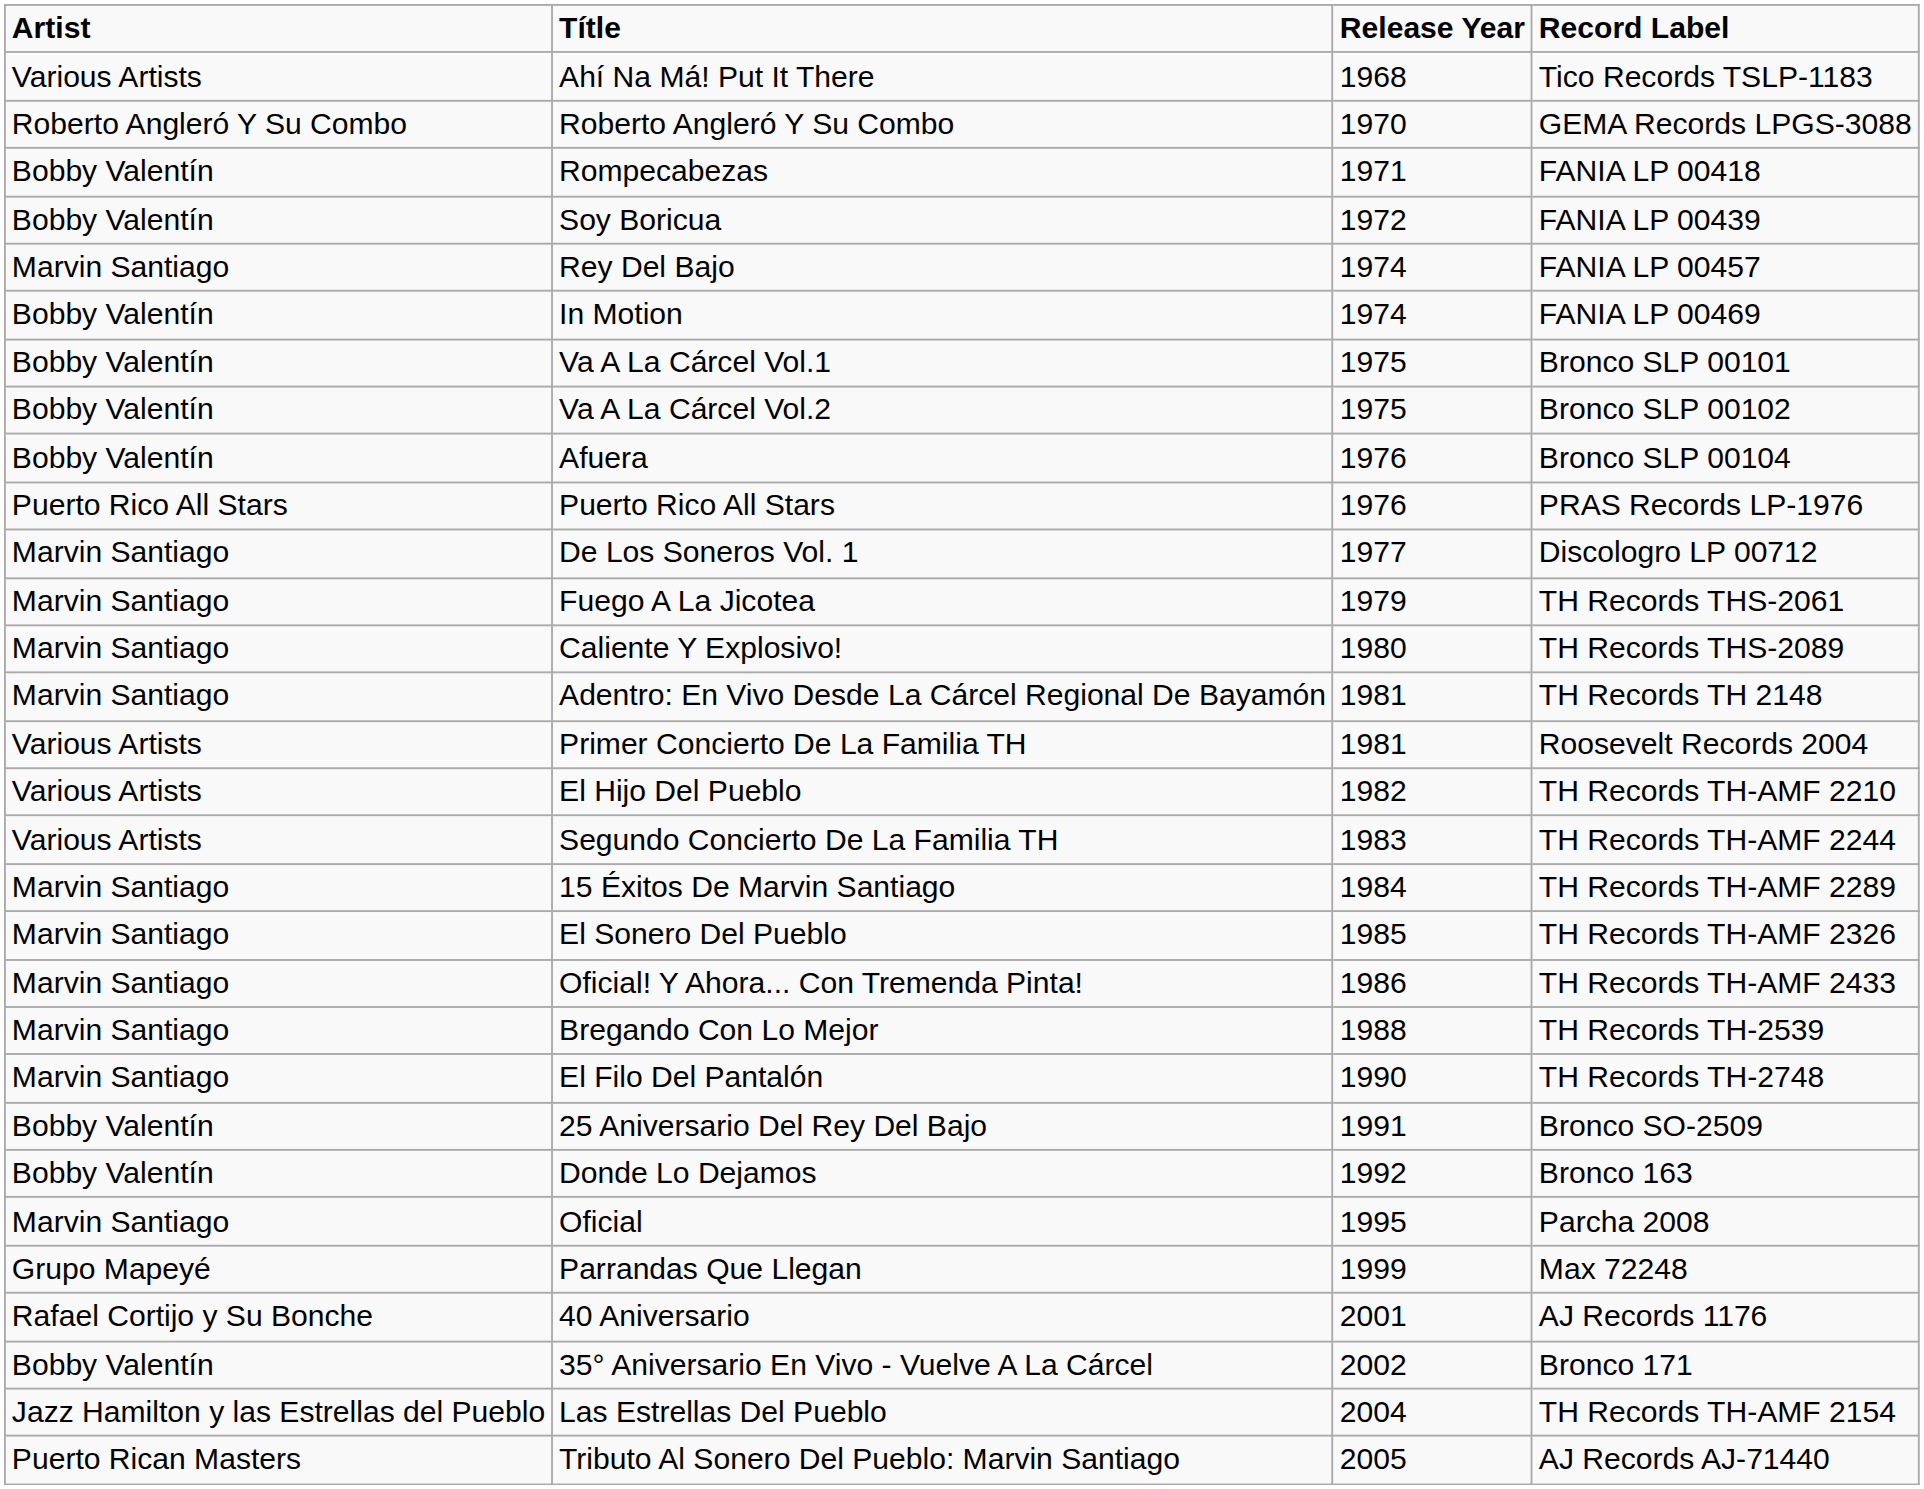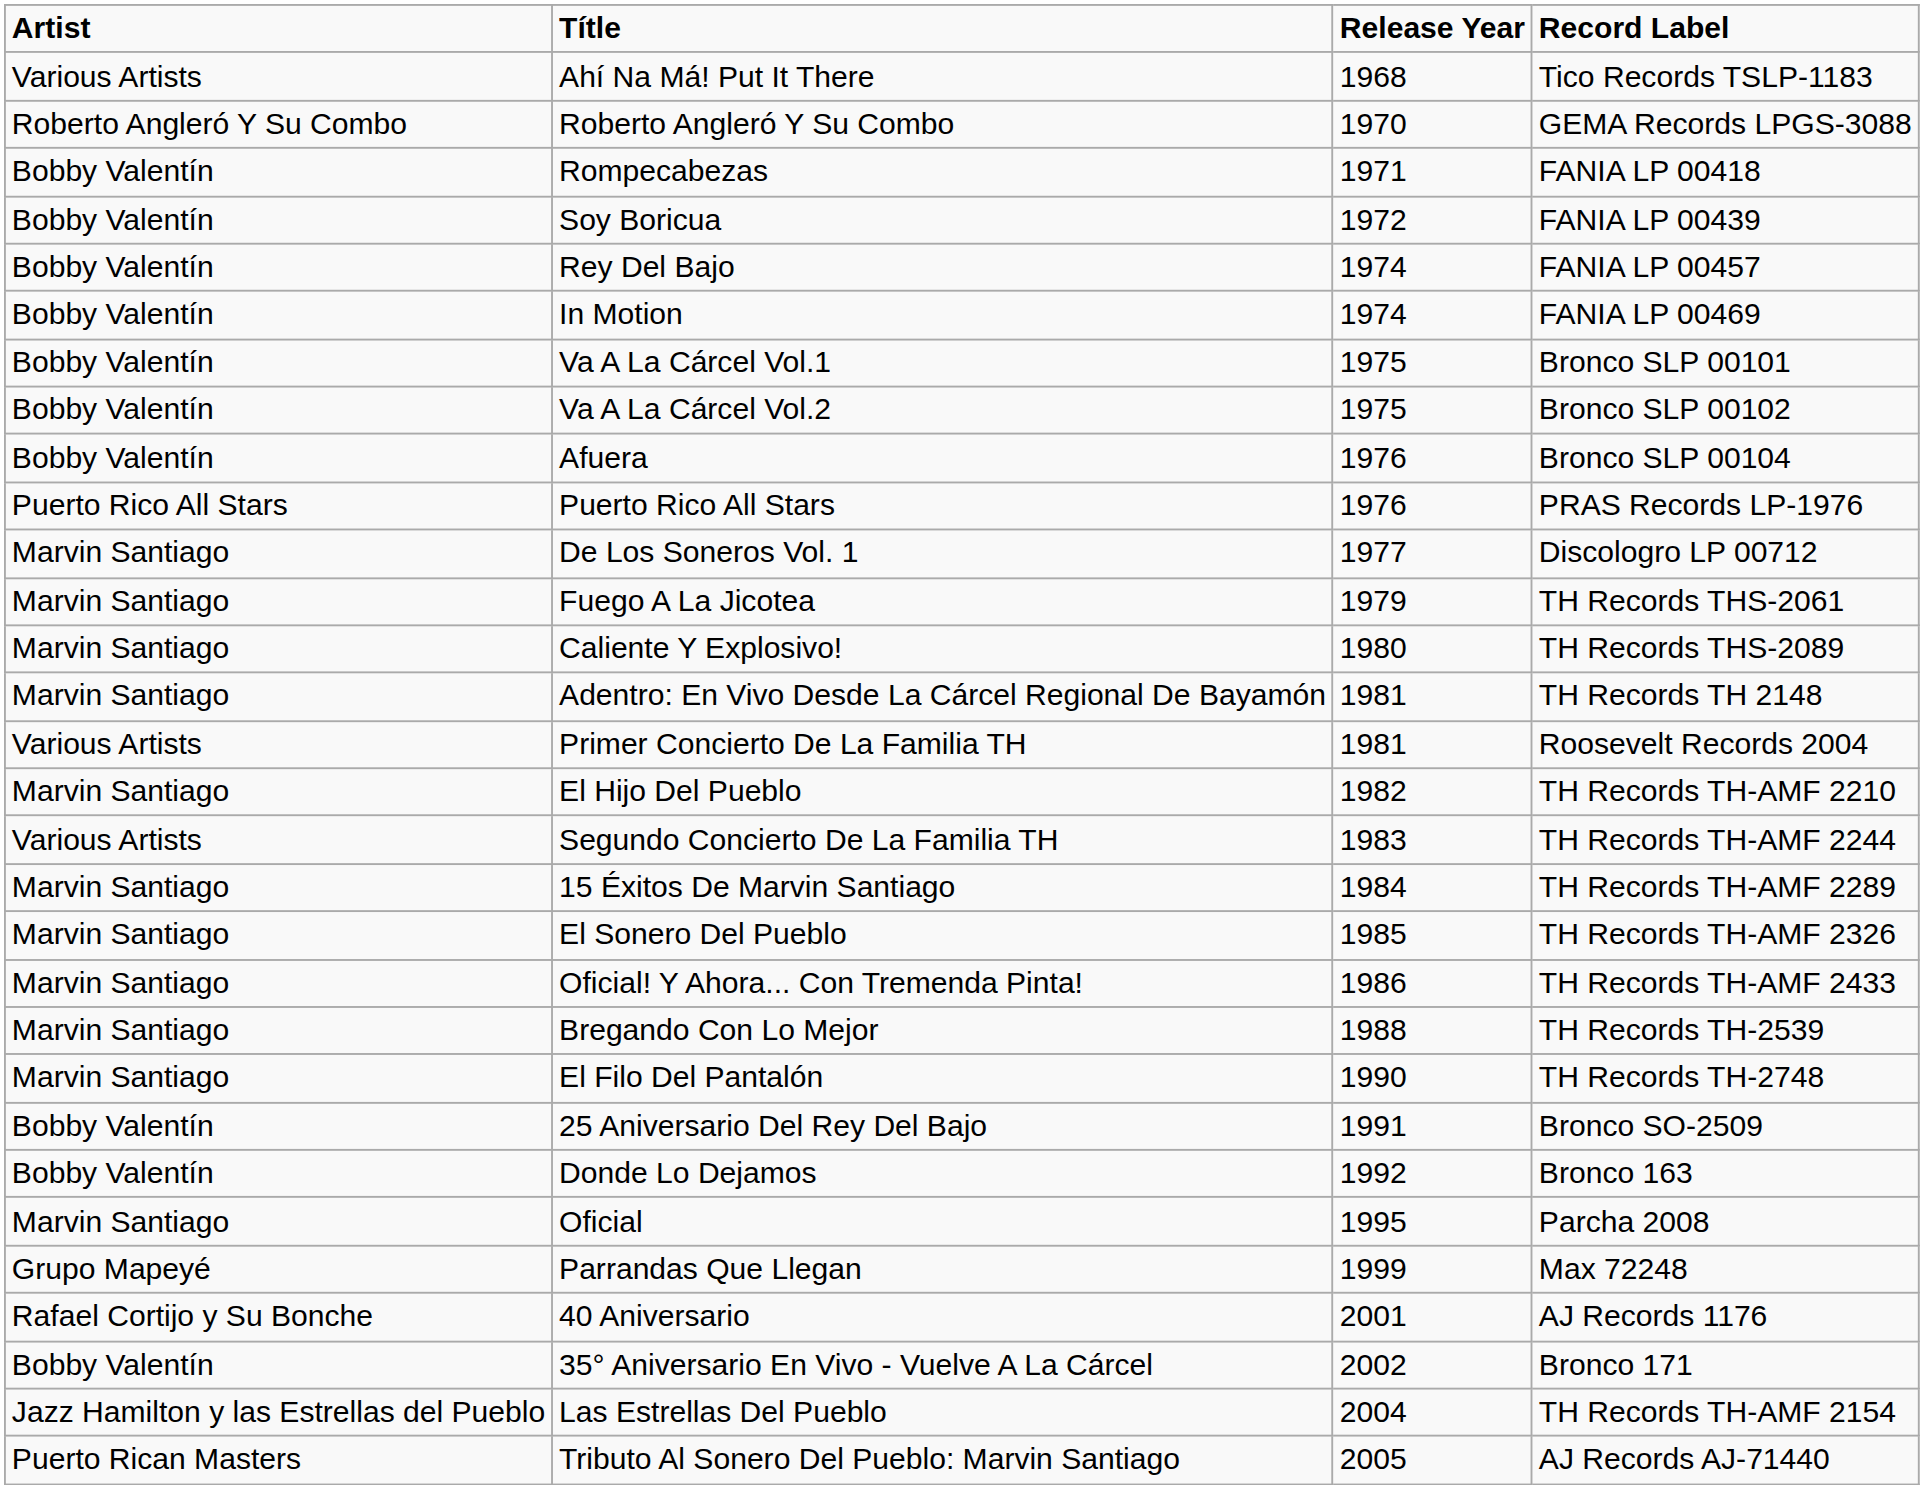(121, 266) Marvin Santiago -> (113, 266) Bobby Valentín
(107, 791) Various Artists -> (121, 791) Marvin Santiago
